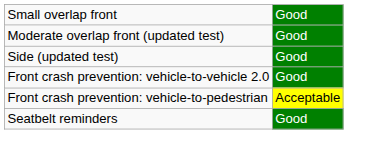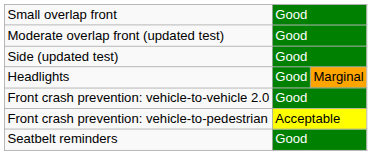+ row: (38, 77)
